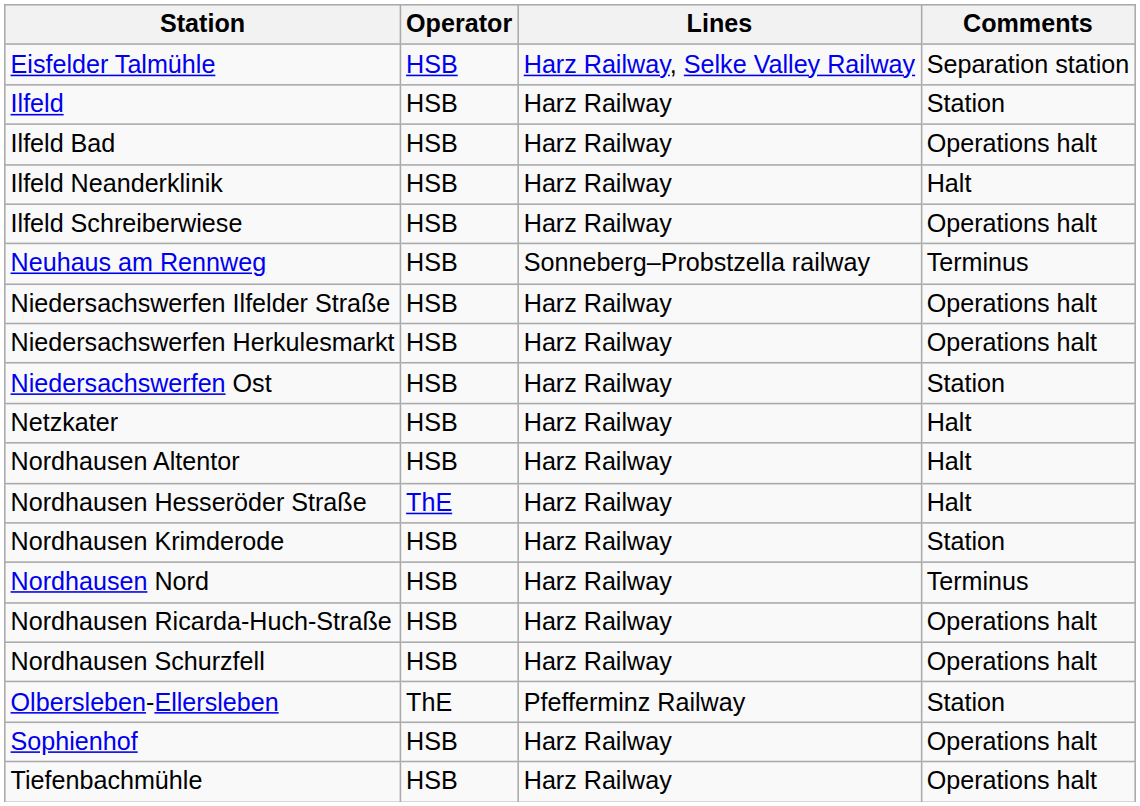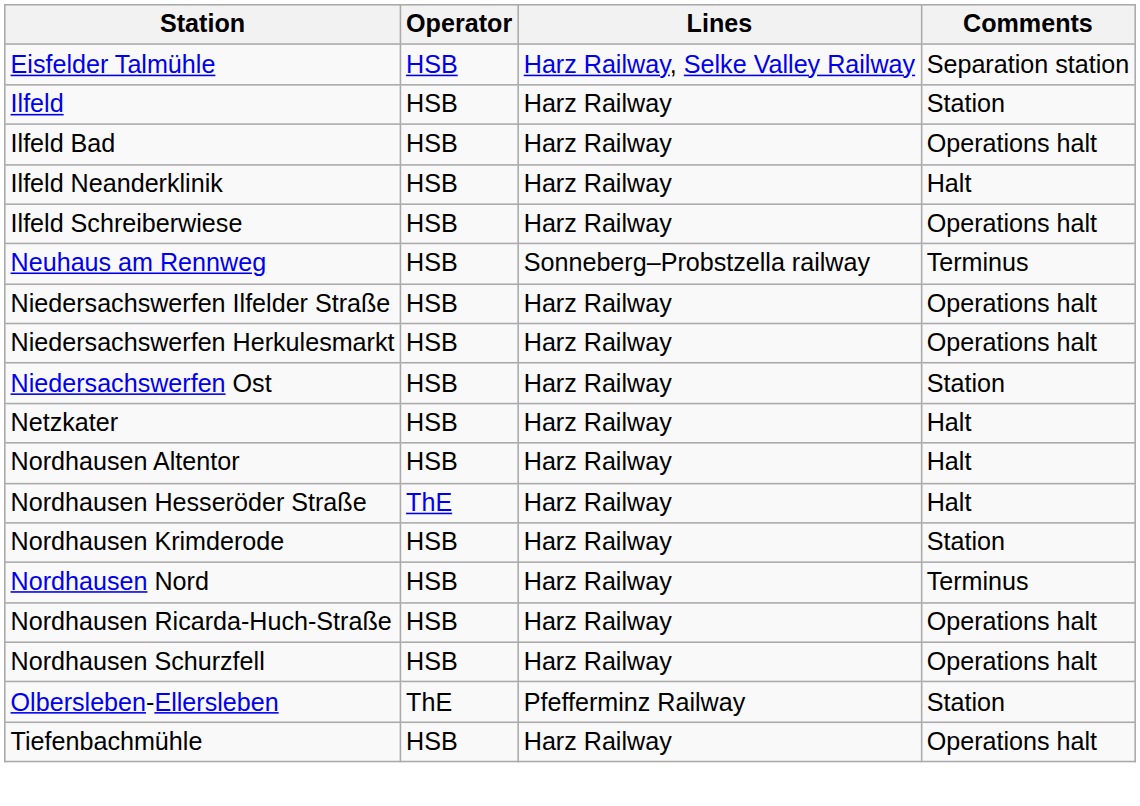- row: (74, 741)
